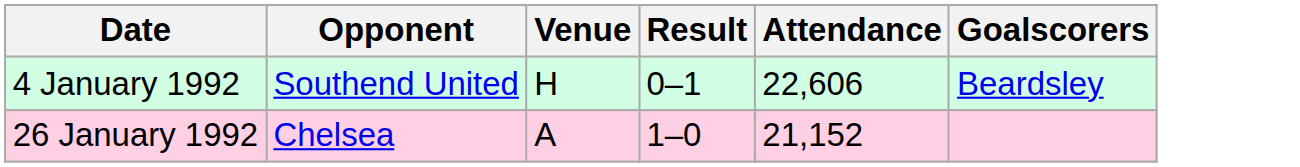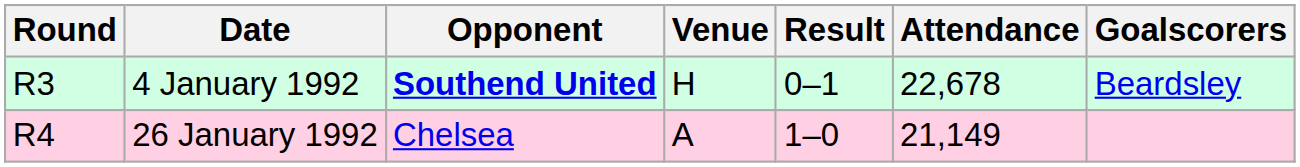+ column: (65, 30)
(396, 82) normal -> (525, 82) bold
(813, 82) 22,606 -> (950, 82) 22,678
(813, 135) 21,152 -> (950, 135) 21,149
